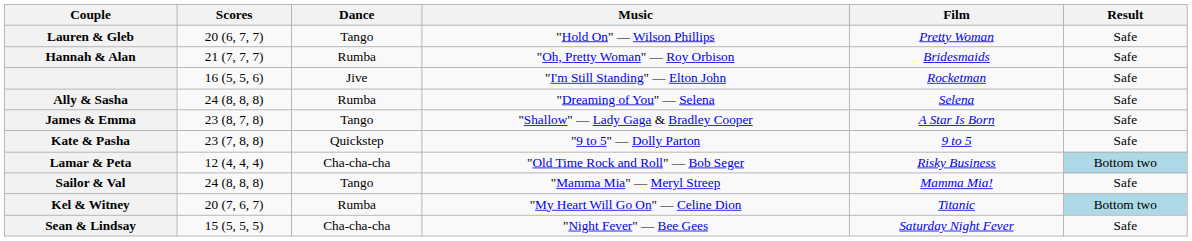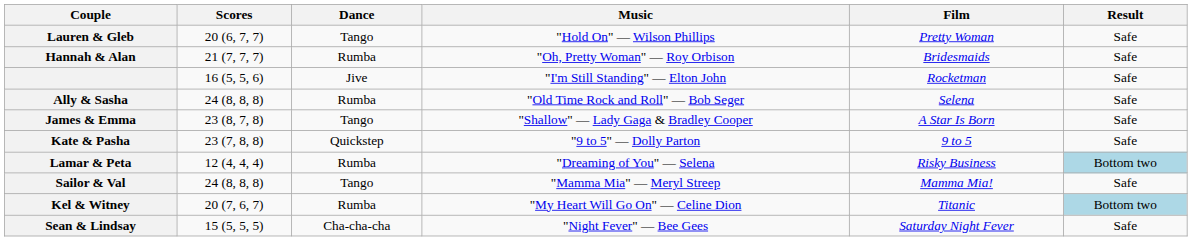(636, 99) "Dreaming of You" — Selena -> (636, 99) "Old Time Rock and Roll" — Bob Seger
(357, 162) Cha-cha-cha -> (357, 162) Rumba
(636, 162) "Old Time Rock and Roll" — Bob Seger -> (636, 162) "Dreaming of You" — Selena
